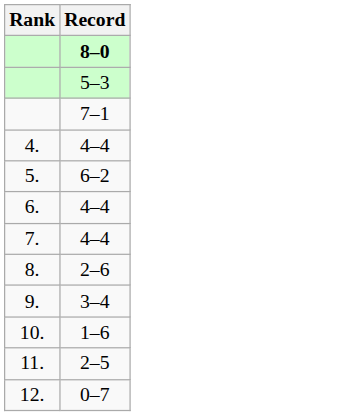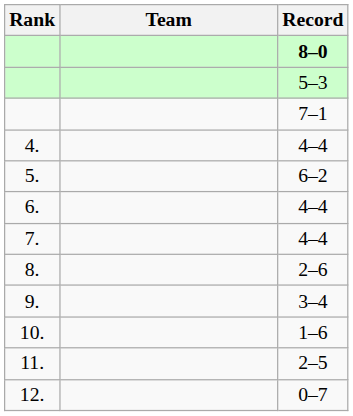+ column: (169, 20)
